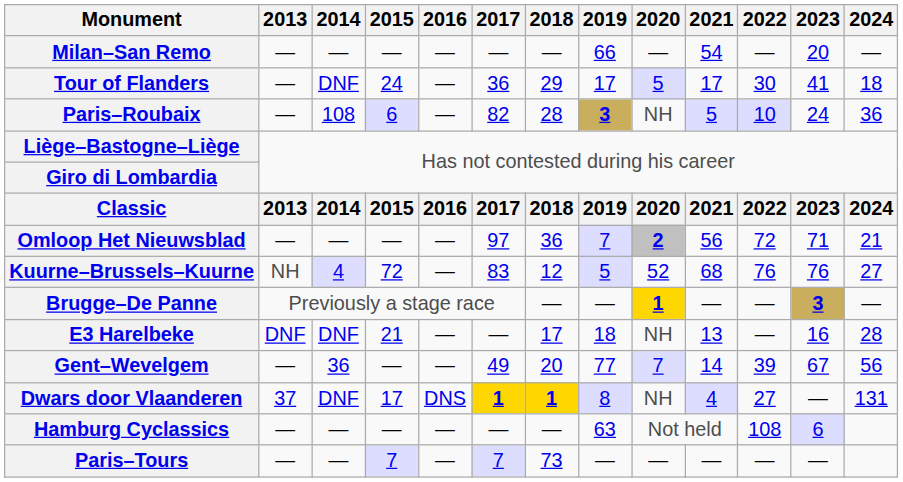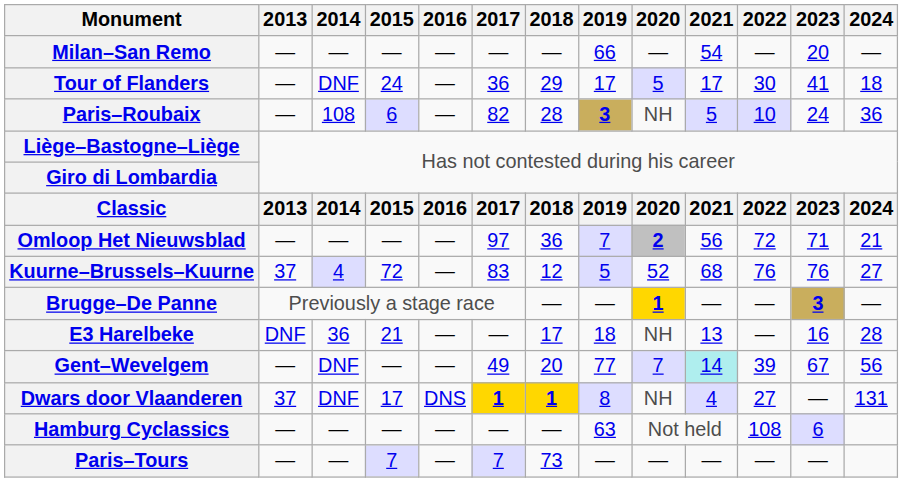(285, 271) NH -> (285, 271) 37
(338, 334) DNF -> (338, 334) 36
(338, 366) 36 -> (338, 366) DNF
(711, 366) no background -> (711, 366) paleturquoise background
